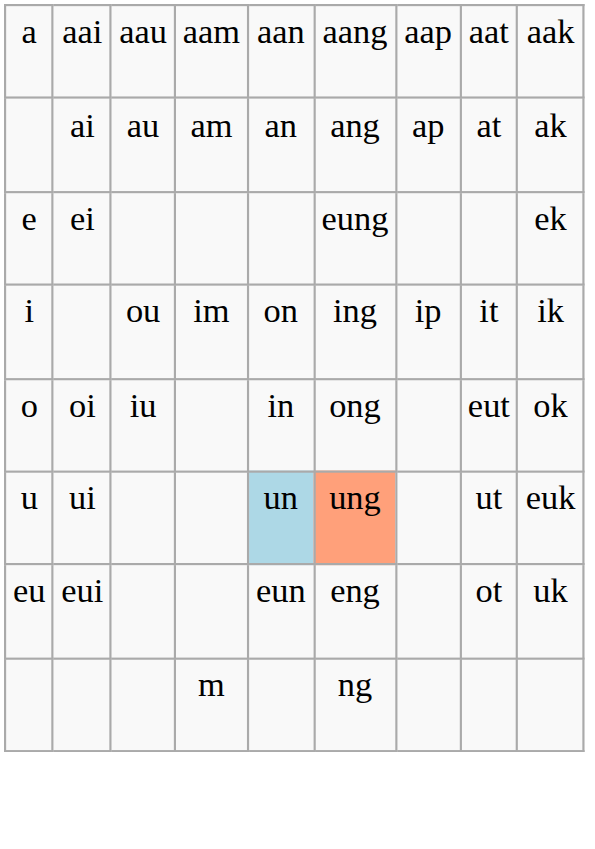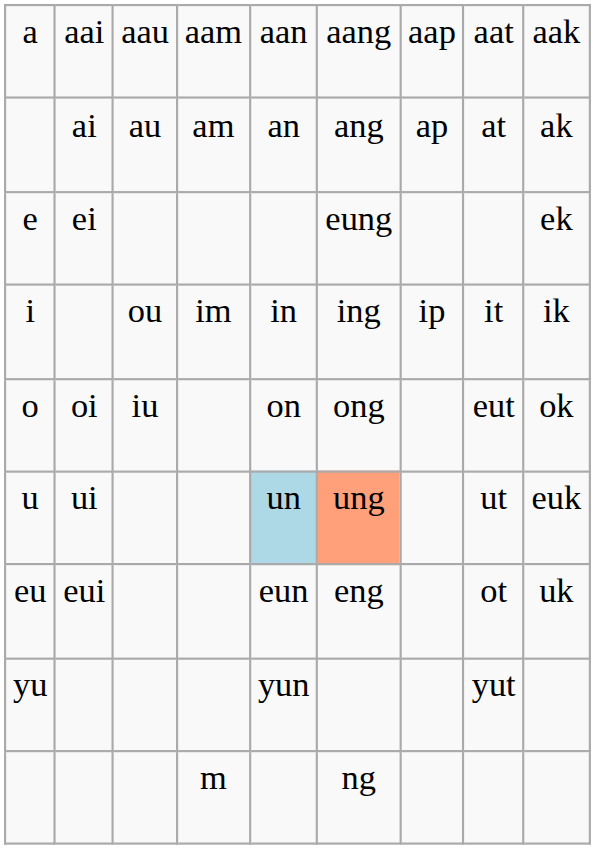(281, 311) on -> (284, 311) in
(281, 404) in -> (284, 404) on
+ row: (30, 684)
